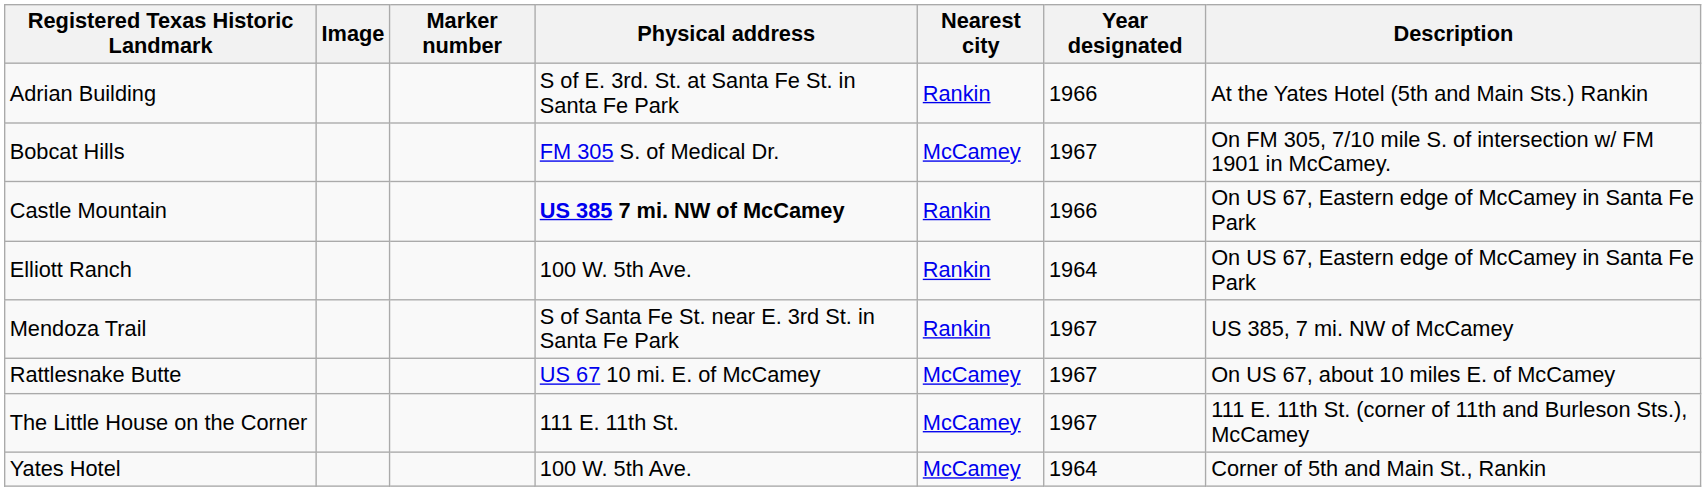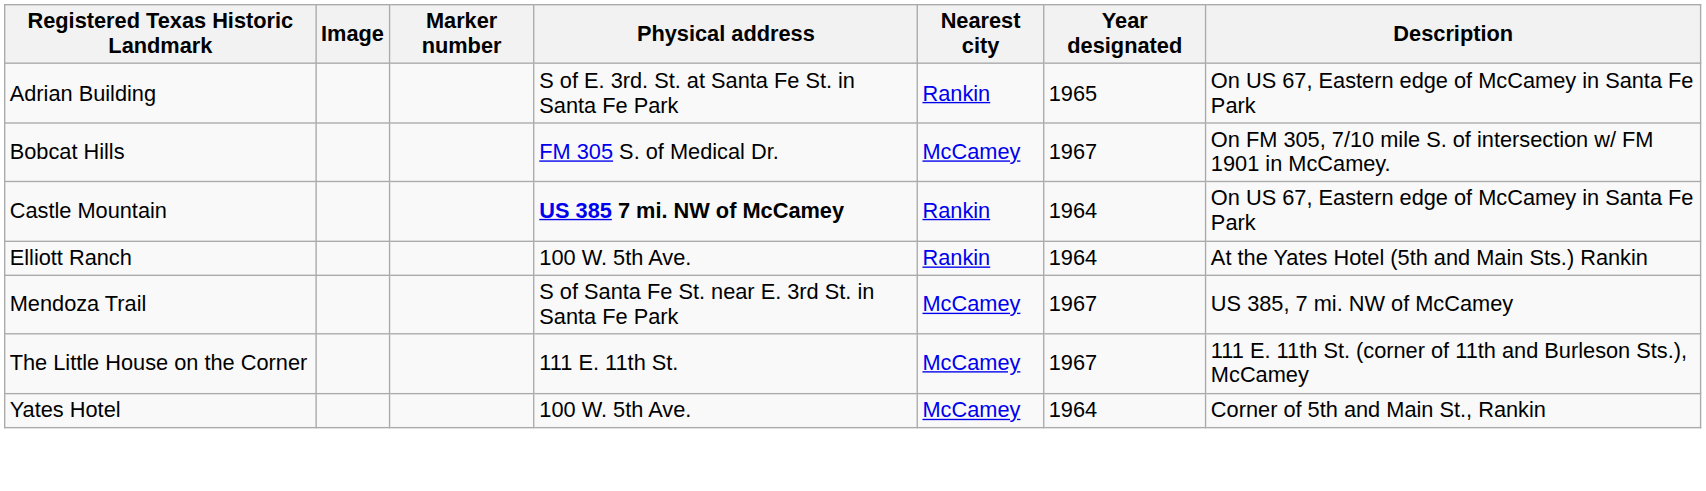(1073, 92) 1966 -> (1073, 92) 1965
(1430, 92) At the Yates Hotel (5th and Main Sts.) Rankin -> (1452, 92) On US 67, Eastern edge of McCamey in Santa Fe Park
(1073, 210) 1966 -> (1073, 210) 1964
(1452, 269) On US 67, Eastern edge of McCamey in Santa Fe Park -> (1429, 257) At the Yates Hotel (5th and Main Sts.) Rankin
(957, 328) Rankin -> (971, 304) McCamey
- row: (96, 375)
